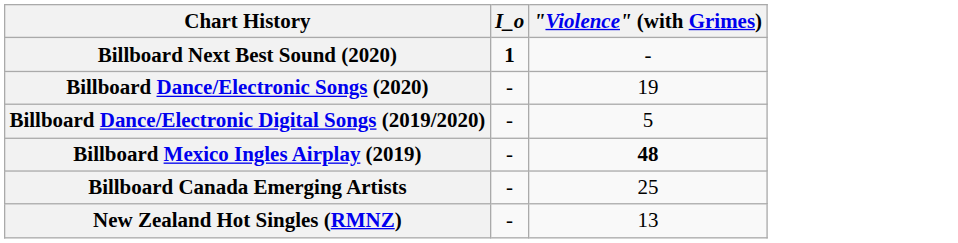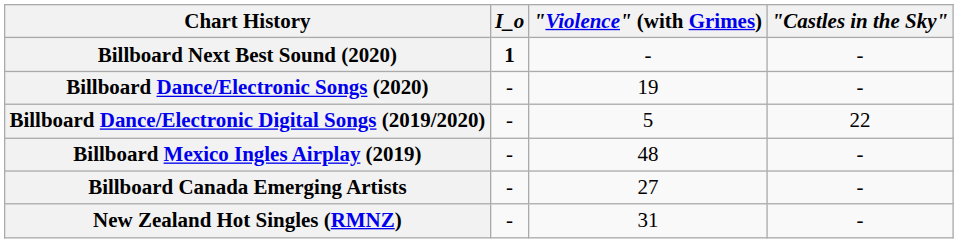+ column: (860, 21)
(648, 154) bold -> (648, 154) normal
(648, 187) 25 -> (648, 187) 27
(648, 220) 13 -> (648, 220) 31
